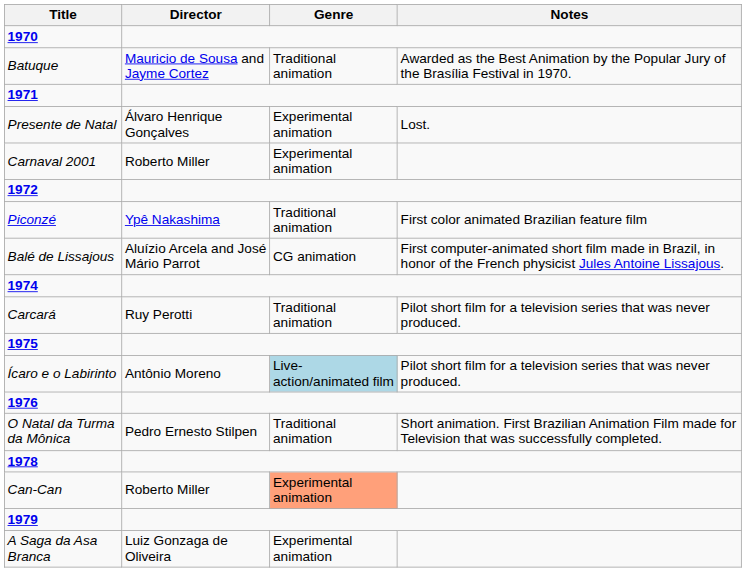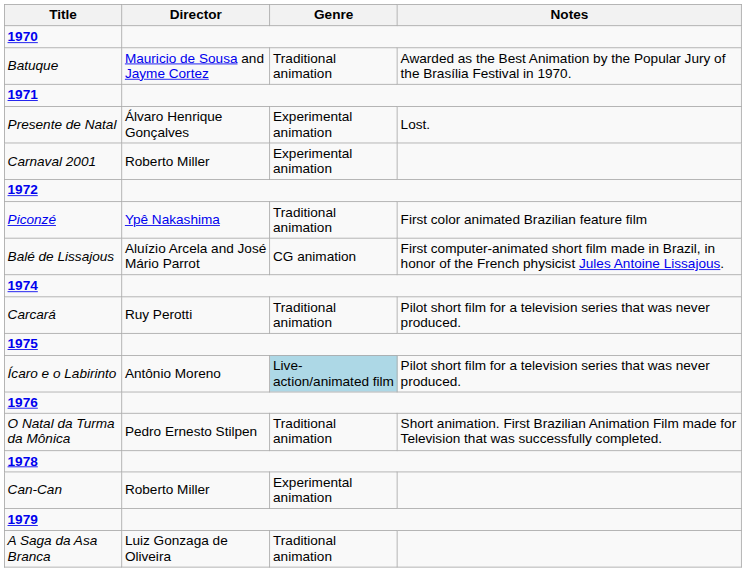(313, 490) lightsalmon background -> (313, 490) no background
(313, 548) Experimental animation -> (304, 548) Traditional animation
